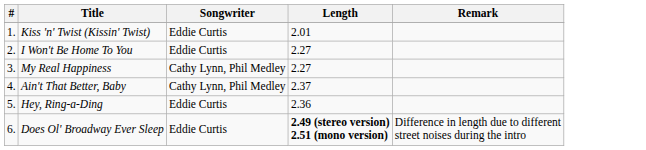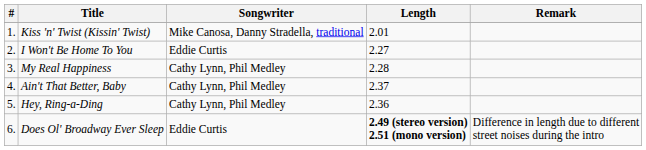(198, 31) Eddie Curtis -> (266, 31) Mike Canosa, Danny Stradella, traditional
(301, 68) 2.27 -> (379, 68) 2.28
(198, 104) Eddie Curtis -> (227, 104) Cathy Lynn, Phil Medley
